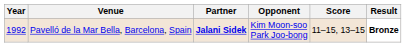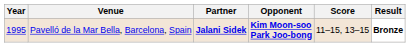(16, 30) 1992 -> (16, 30) 1995
(279, 30) normal -> (281, 30) bold
